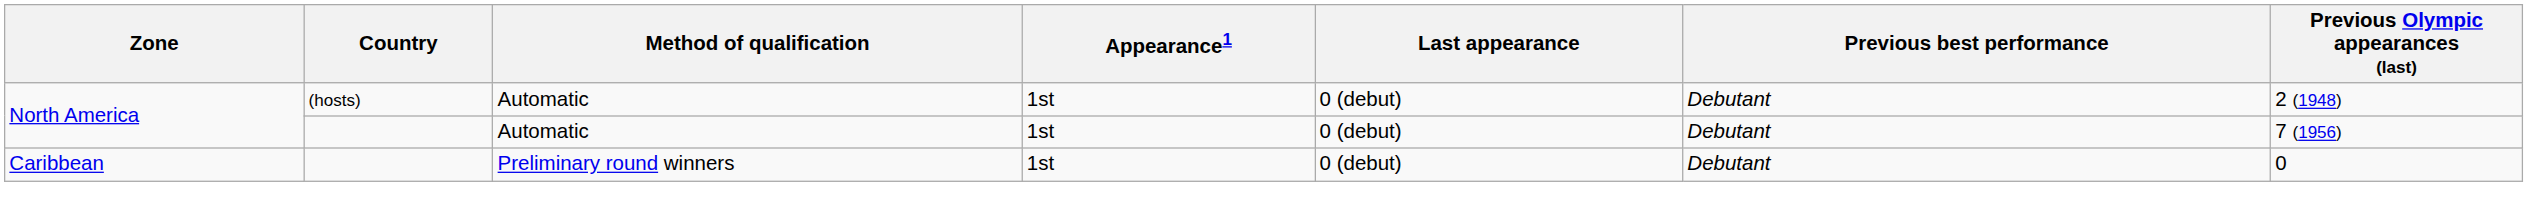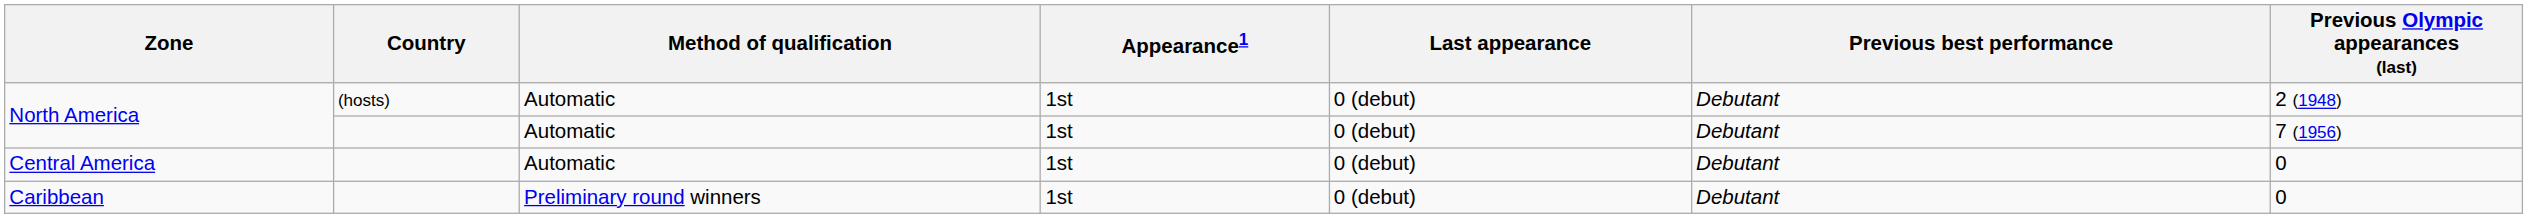+ row: (82, 164)
